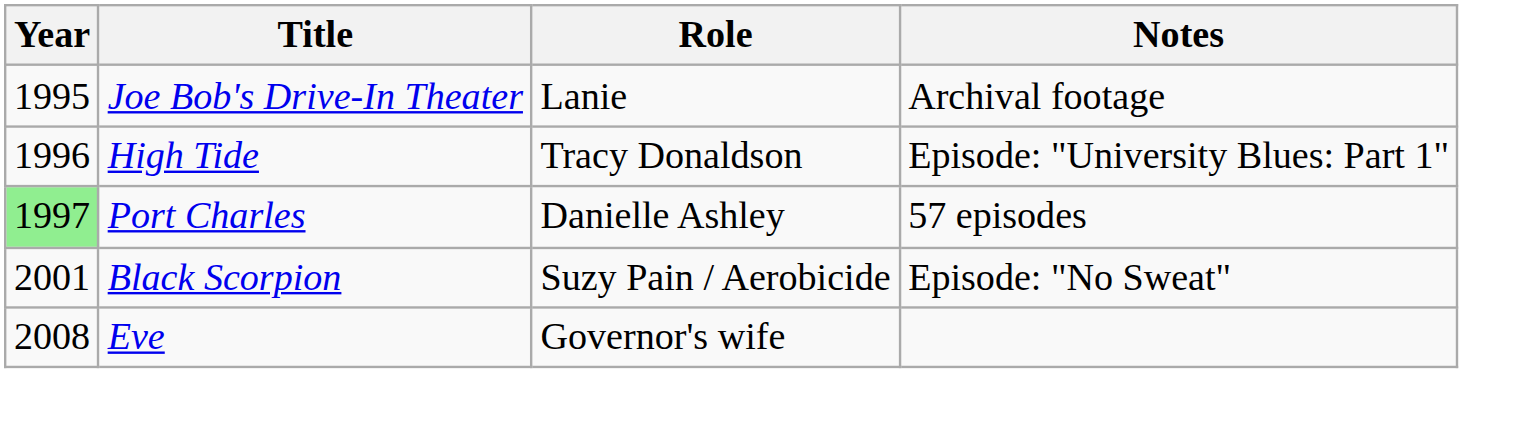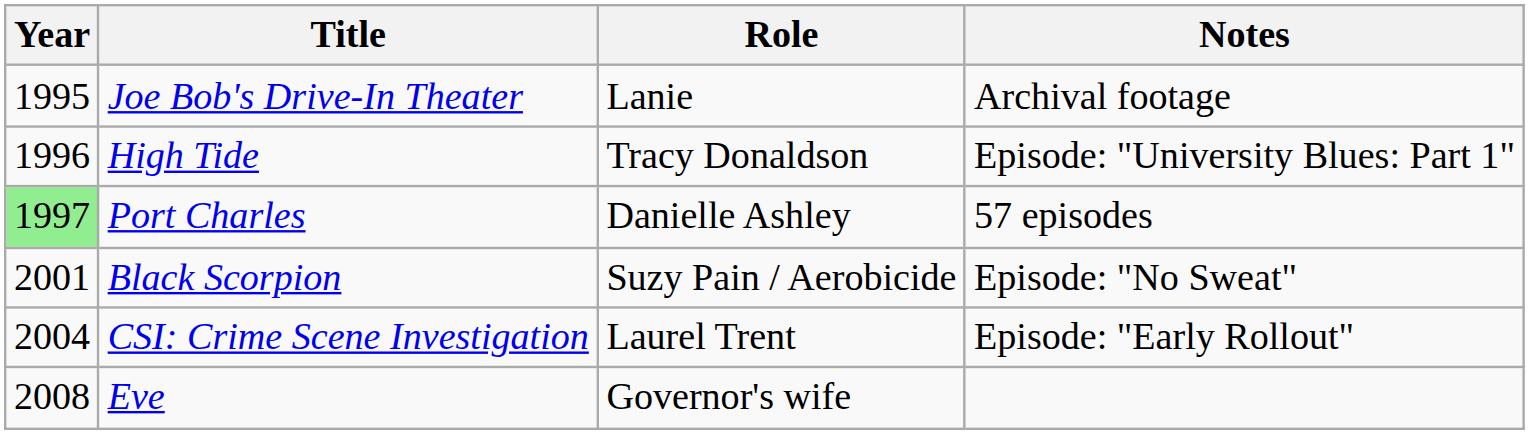+ row: (348, 336)
